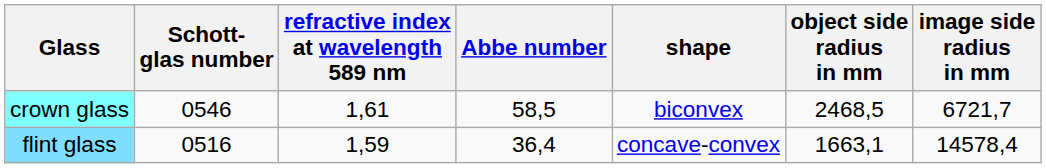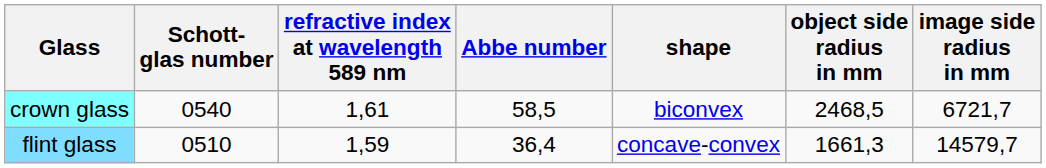(206, 108) 0546 -> (206, 108) 0540
(206, 144) 0516 -> (206, 144) 0510
(849, 144) 1663,1 -> (849, 144) 1661,3
(977, 144) 14578,4 -> (977, 144) 14579,7
